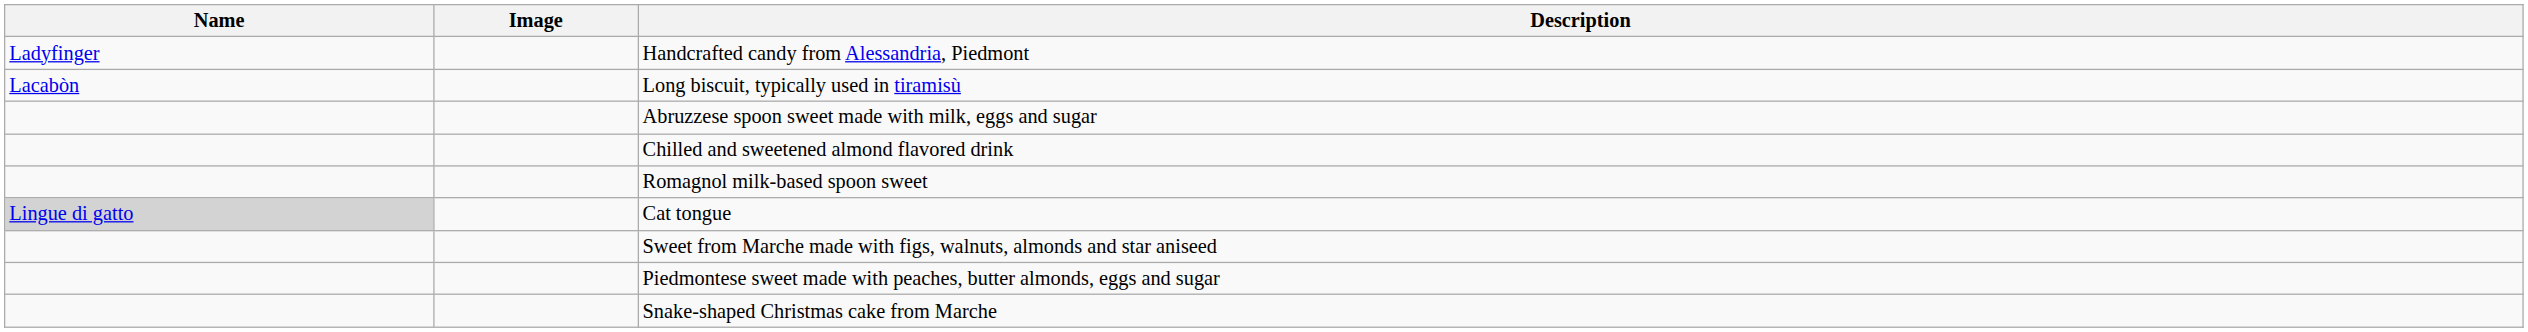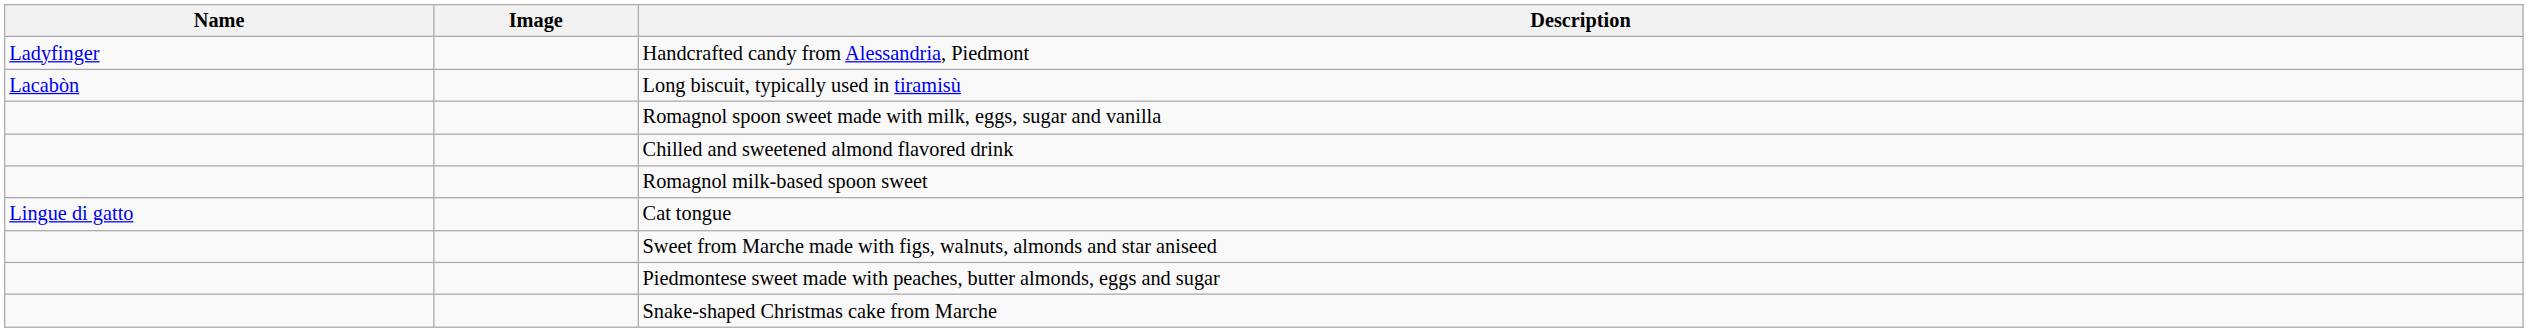- row: (870, 117)
+ row: (902, 117)
(71, 213) lightgrey background -> (71, 213) no background
